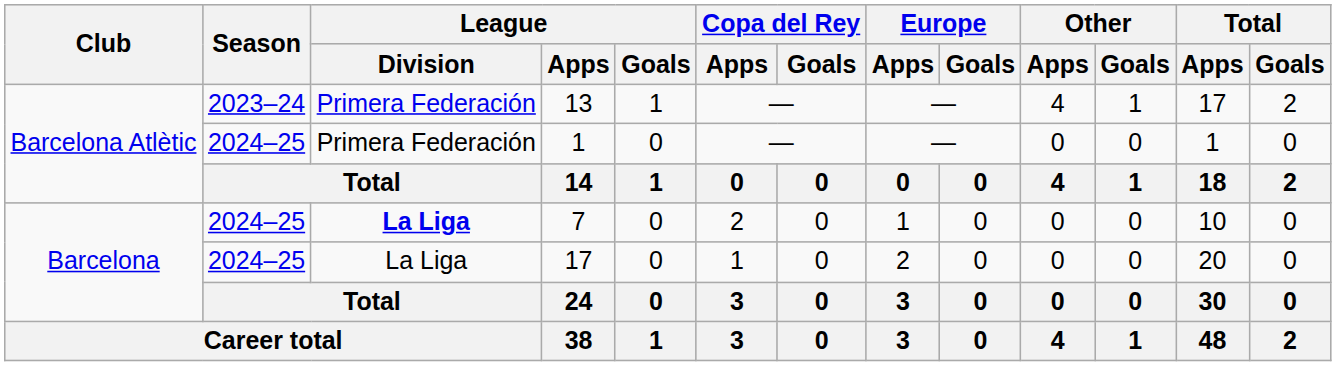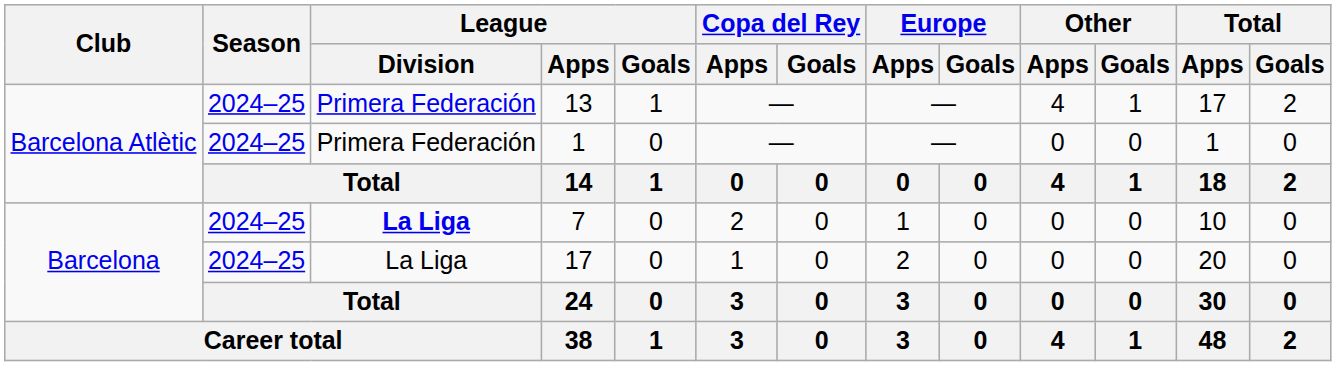(257, 103) 2023–24 -> (257, 103) 2024–25
